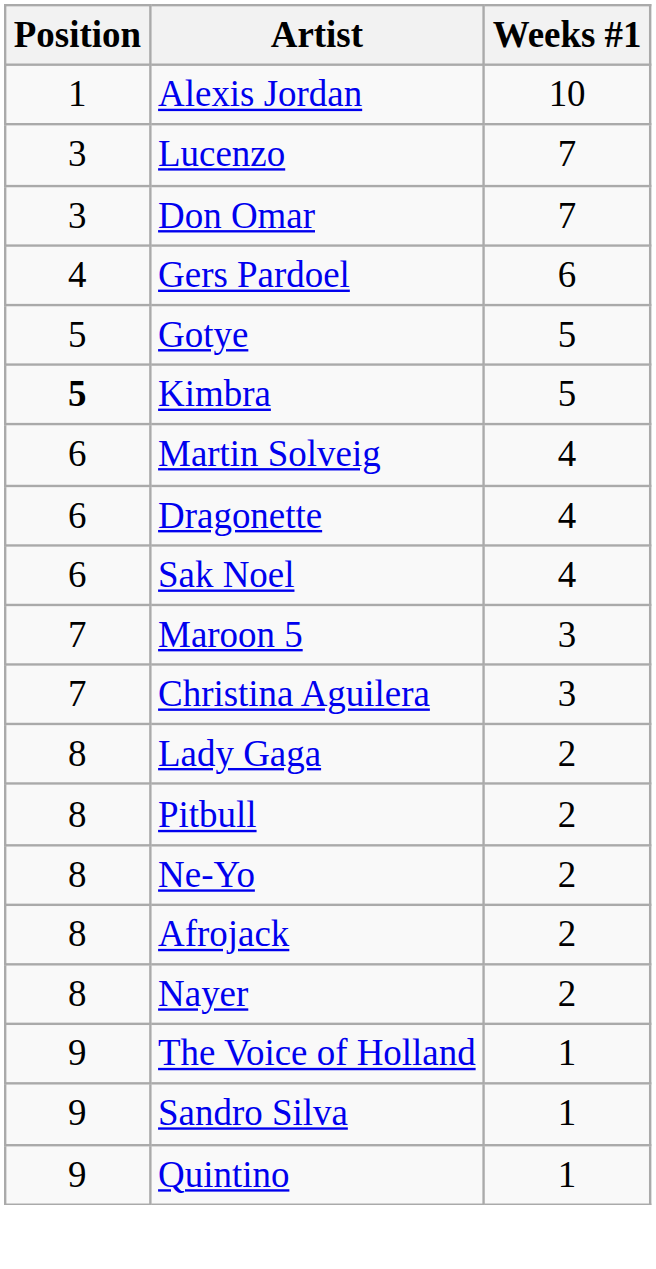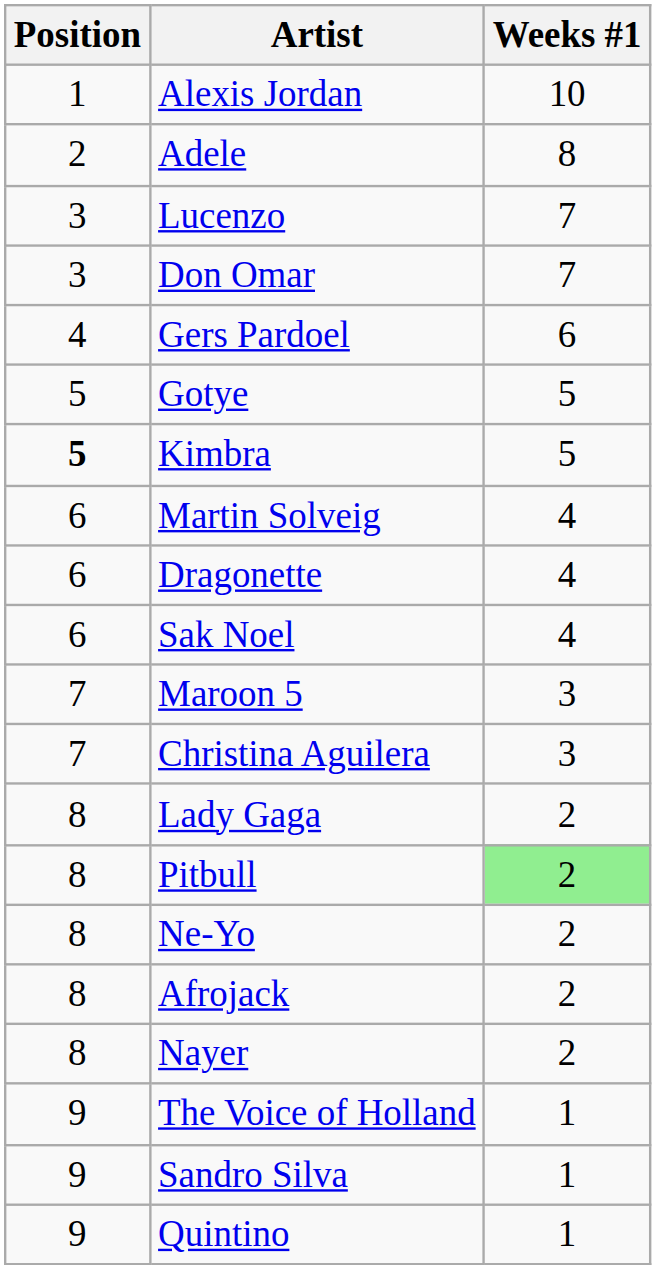+ row: (202, 153)
(567, 813) no background -> (567, 873) lightgreen background
